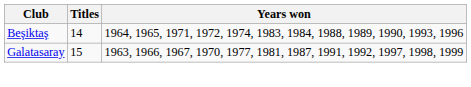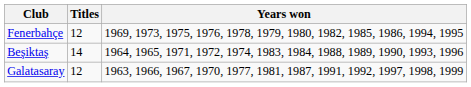+ row: (35, 33)
(76, 52) 15 -> (76, 71) 12
